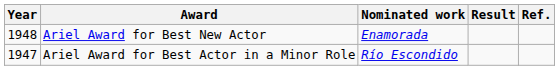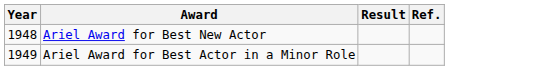- column: (413, 15)
(22, 55) 1947 -> (22, 55) 1949
